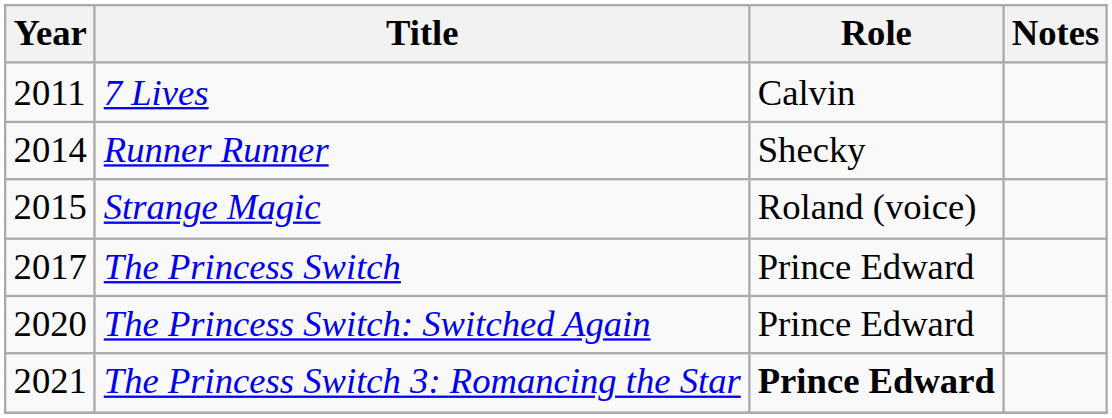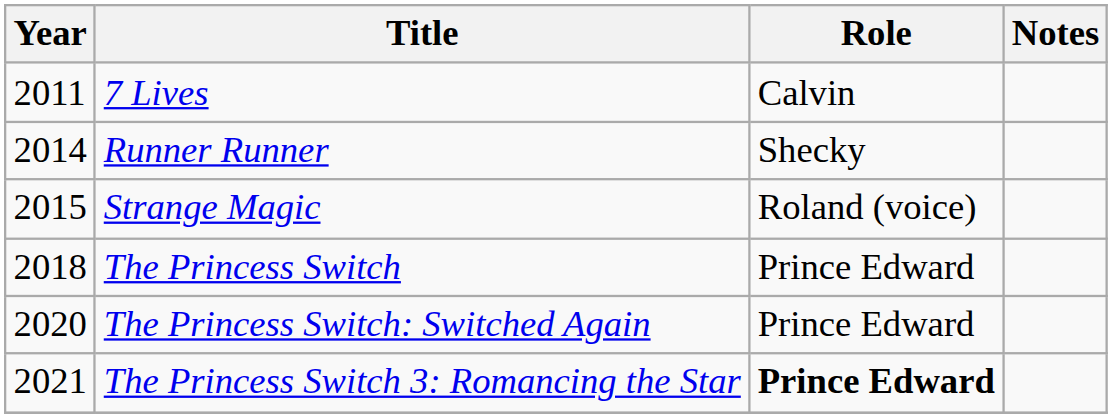(50, 265) 2017 -> (50, 265) 2018
